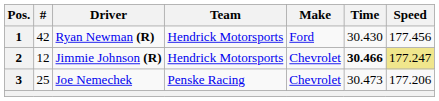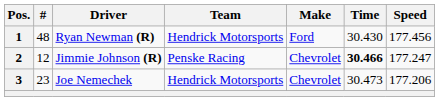(43, 37) 42 -> (43, 37) 48
(225, 58) Hendrick Motorsports -> (206, 58) Penske Racing
(410, 58) khaki background -> (410, 58) no background
(43, 80) 25 -> (43, 80) 23
(206, 80) Penske Racing -> (225, 80) Hendrick Motorsports
